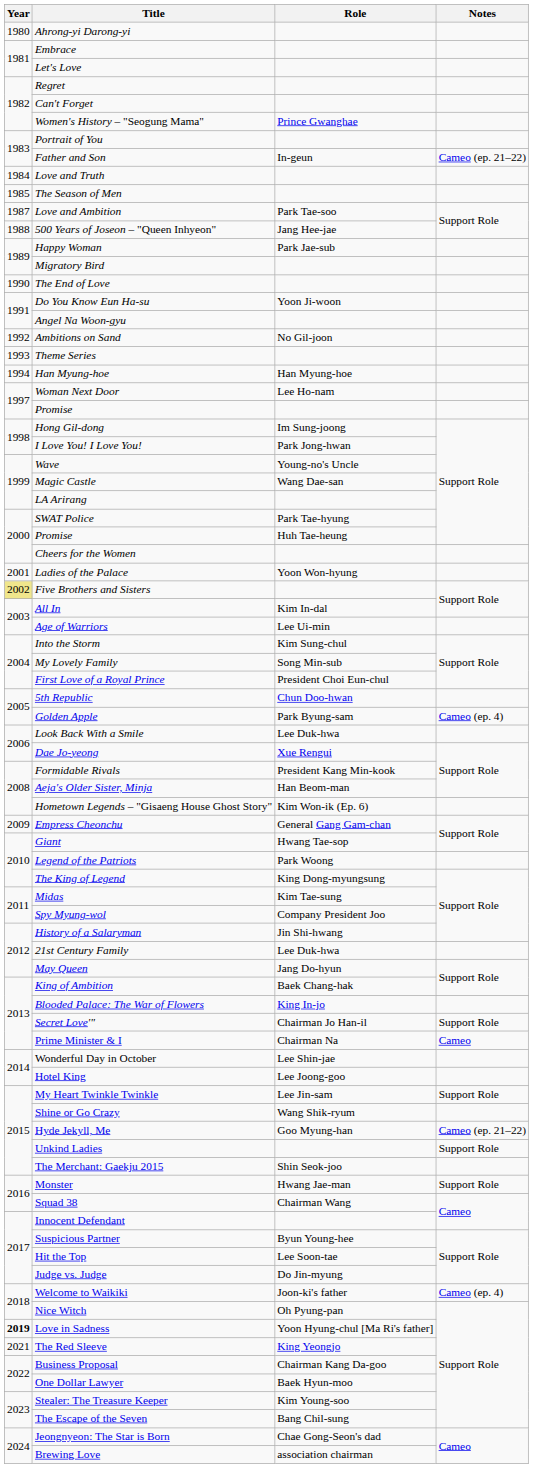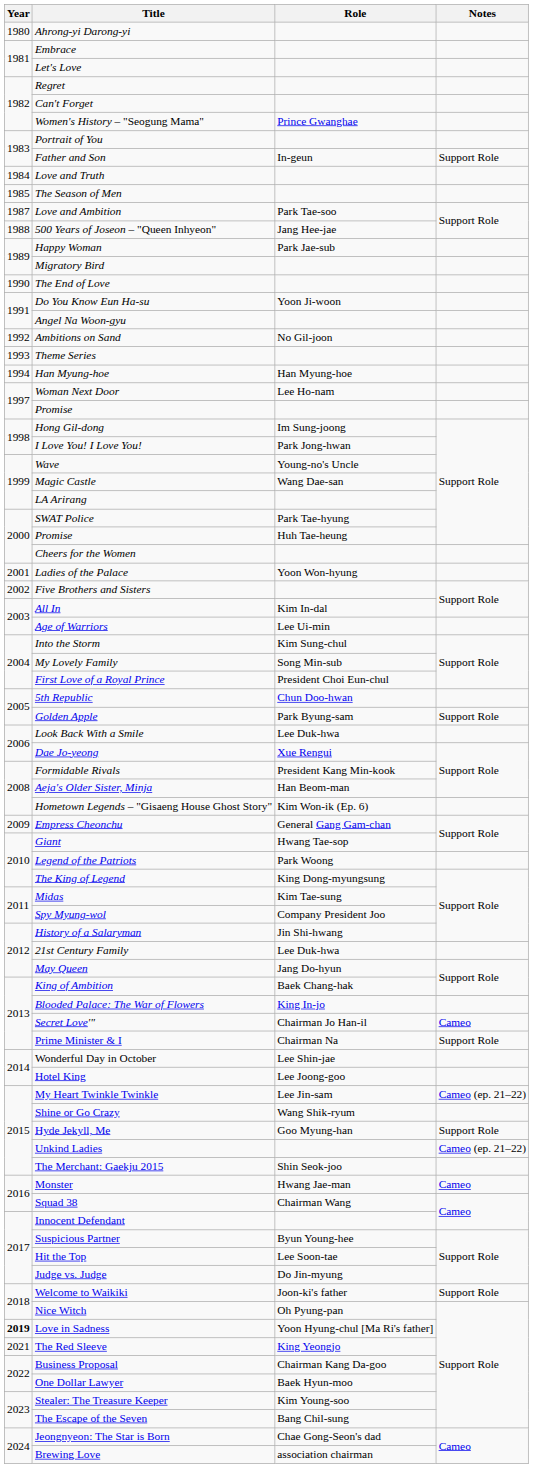(482, 157) Cameo (ep. 21–22) -> (469, 157) Support Role
(18, 590) khaki background -> (18, 590) no background
(471, 716) Cameo (ep. 4) -> (469, 716) Support Role
(469, 1022) Support Role -> (455, 1022) Cameo
(455, 1040) Cameo -> (469, 1040) Support Role
(469, 1094) Support Role -> (482, 1094) Cameo (ep. 21–22)
(482, 1130) Cameo (ep. 21–22) -> (469, 1130) Support Role
(469, 1148) Support Role -> (482, 1148) Cameo (ep. 21–22)
(469, 1184) Support Role -> (455, 1184) Cameo
(471, 1292) Cameo (ep. 4) -> (469, 1292) Support Role
